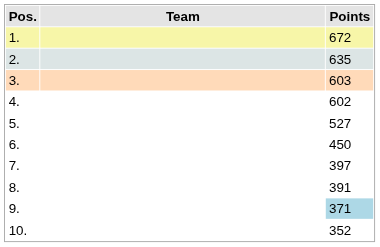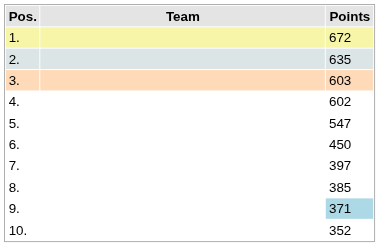(340, 123) 527 -> (340, 123) 547
(340, 187) 391 -> (340, 187) 385
